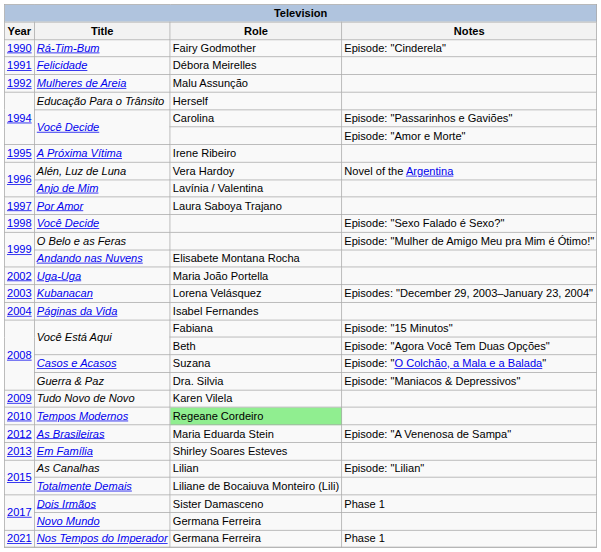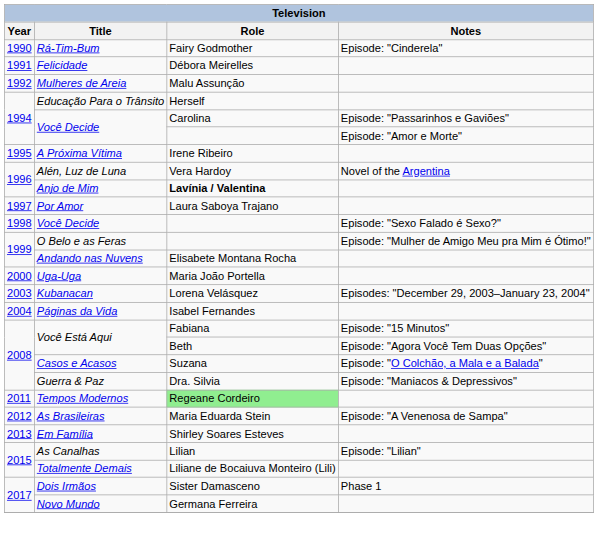(218, 189) normal -> (217, 189) bold
(19, 276) 2002 -> (19, 276) 2000
- row: (86, 399)
(19, 416) 2010 -> (19, 399) 2011
- row: (102, 539)
